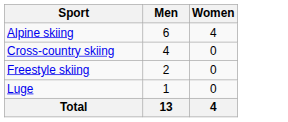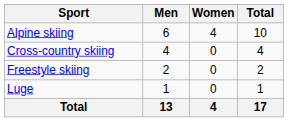+ column: (260, 13)
